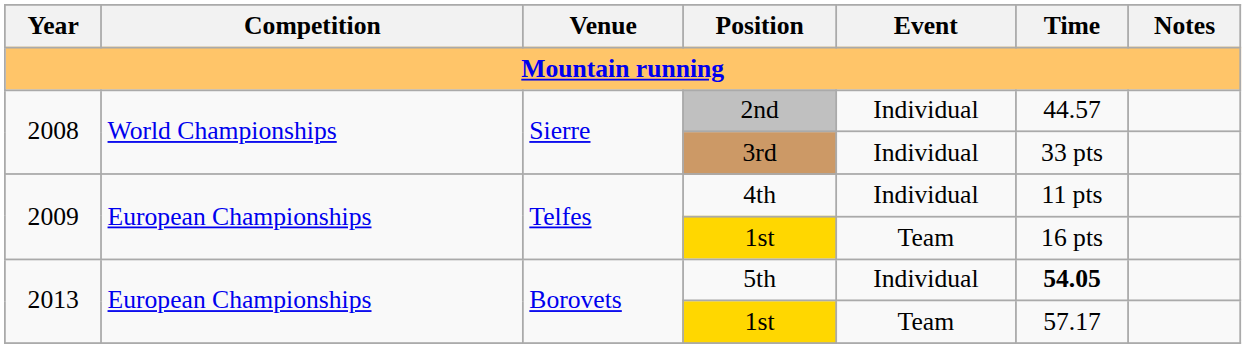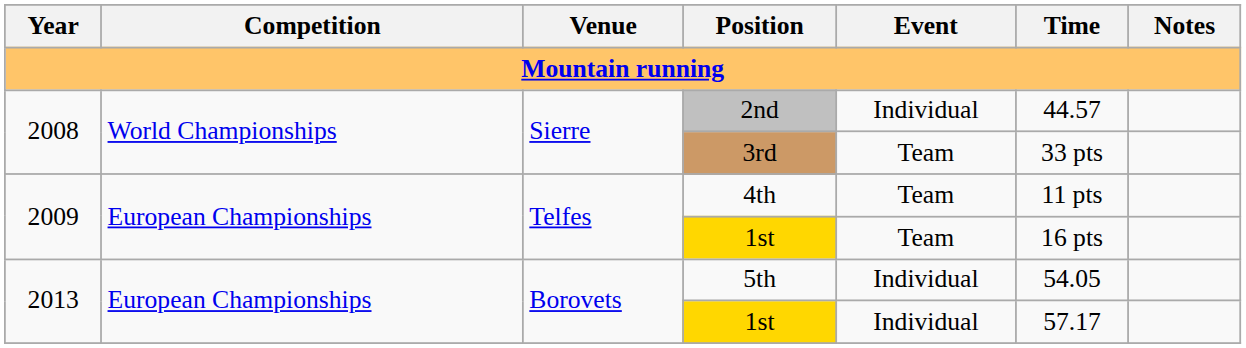(926, 152) Individual -> (926, 152) Team
(926, 195) Individual -> (926, 195) Team
(1072, 279) bold -> (1072, 279) normal
(926, 321) Team -> (926, 321) Individual
